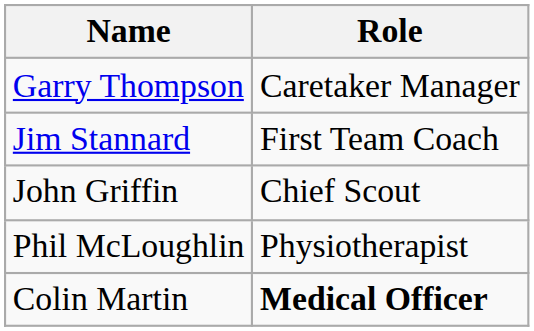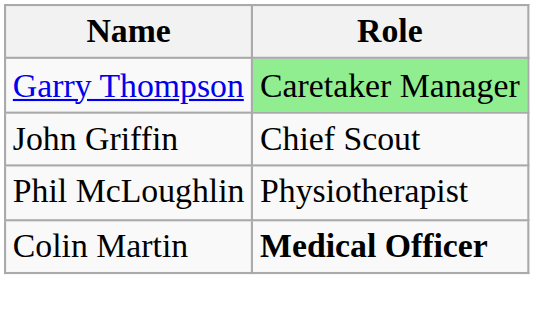(390, 84) no background -> (390, 84) lightgreen background
- row: (101, 138)
